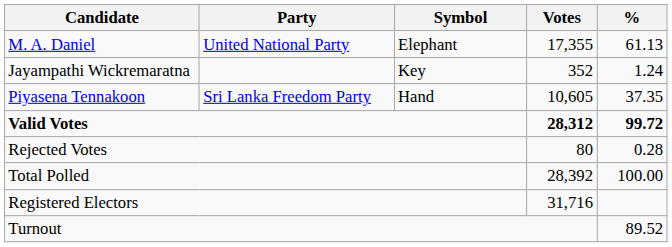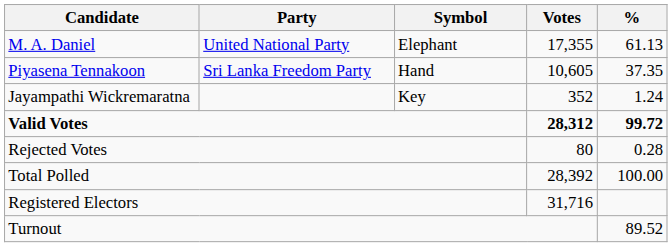rows swapped: (77, 96) <-> (99, 70)
